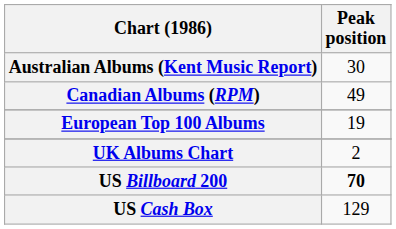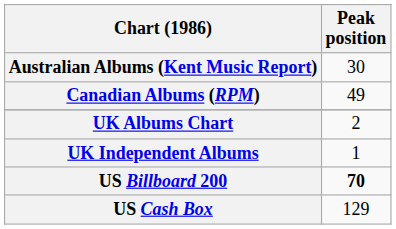- row: (163, 124)
+ row: (163, 152)
